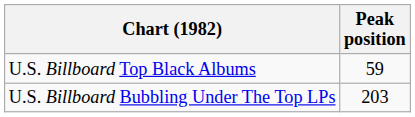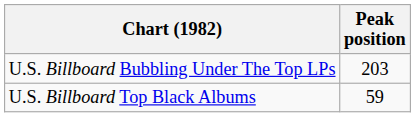rows swapped: (132, 68) <-> (172, 97)
